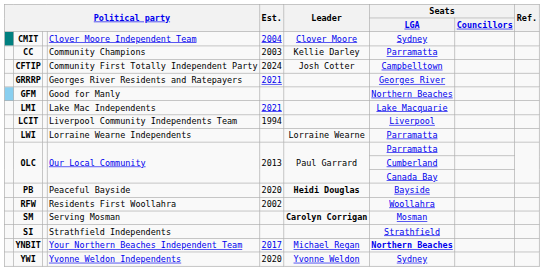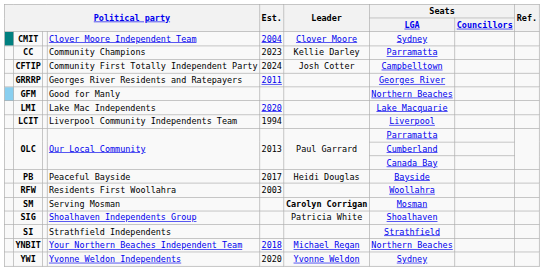(272, 53) 2003 -> (272, 53) 2023
(272, 80) 2021 -> (272, 80) 2011
(272, 108) 2021 -> (272, 108) 2020
- row: (28, 135)
(272, 190) 2020 -> (272, 176) 2017
(327, 190) bold -> (327, 176) normal
(272, 204) 2002 -> (272, 190) 2003
+ row: (28, 218)
(272, 245) 2017 -> (272, 245) 2018
(412, 245) bold -> (412, 245) normal
